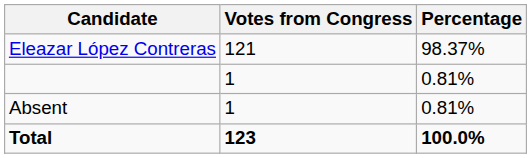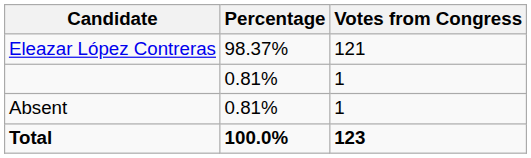columns swapped: (319, 19) <-> (472, 19)
